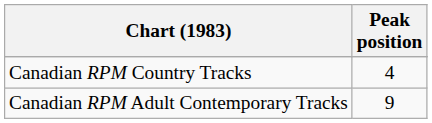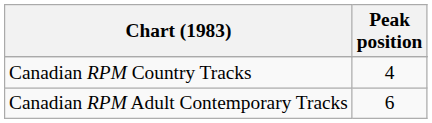(390, 103) 9 -> (390, 103) 6
